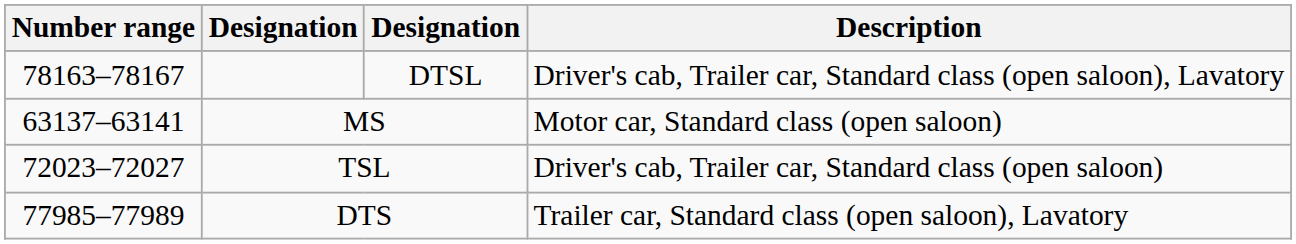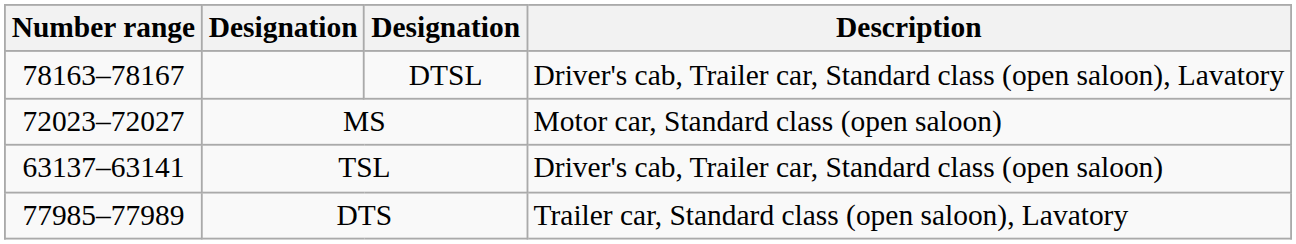(103, 121) 63137–63141 -> (103, 121) 72023–72027
(103, 167) 72023–72027 -> (103, 167) 63137–63141
